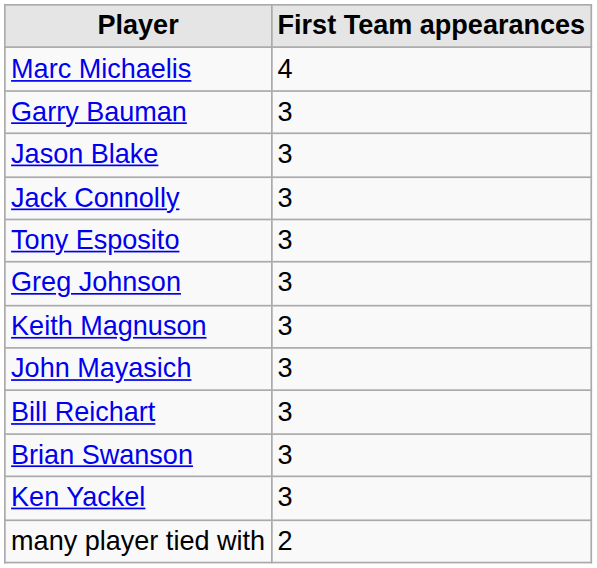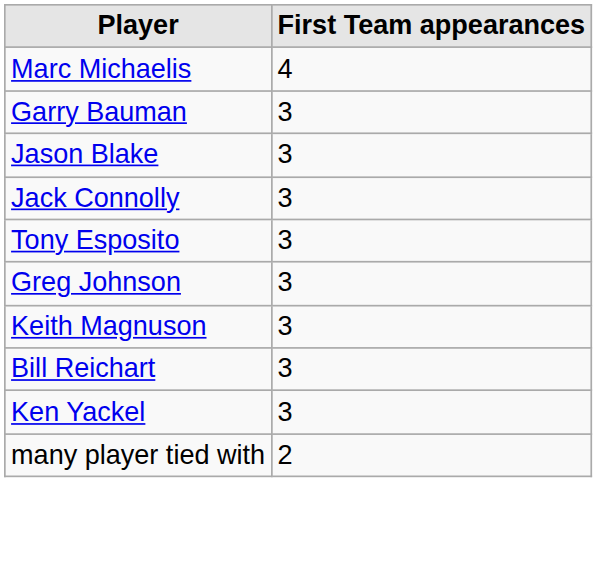- row: (101, 369)
- row: (102, 454)
